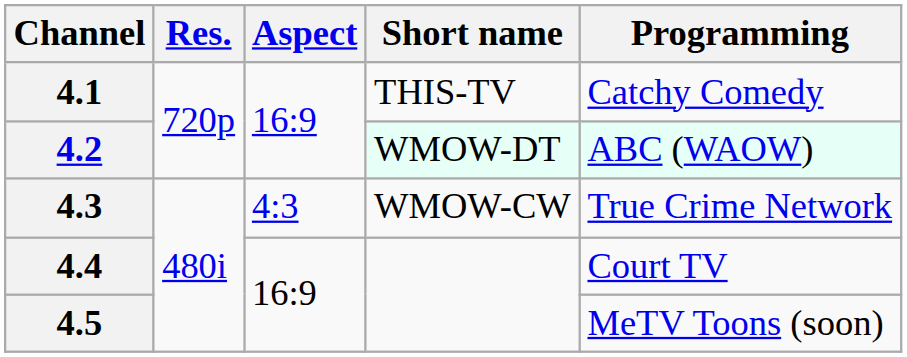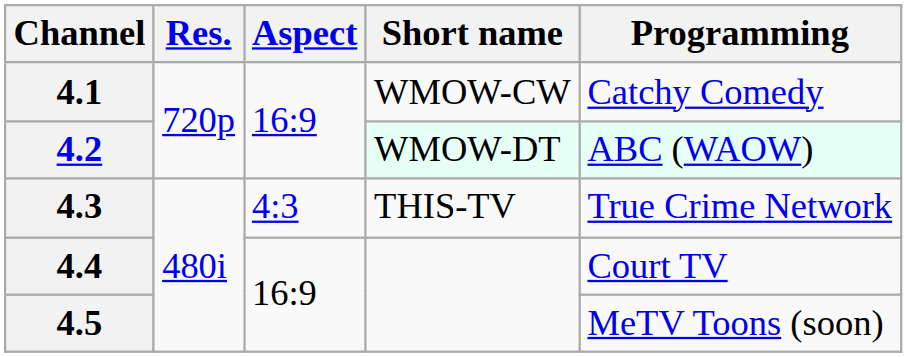(445, 91) THIS-TV -> (472, 91) WMOW-CW
(472, 206) WMOW-CW -> (445, 206) THIS-TV
